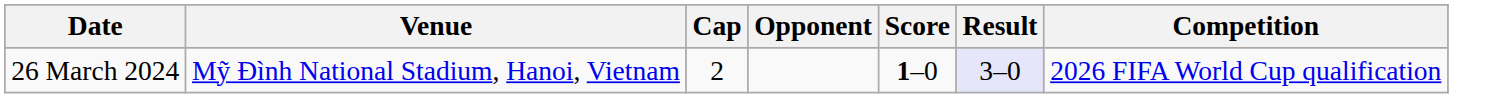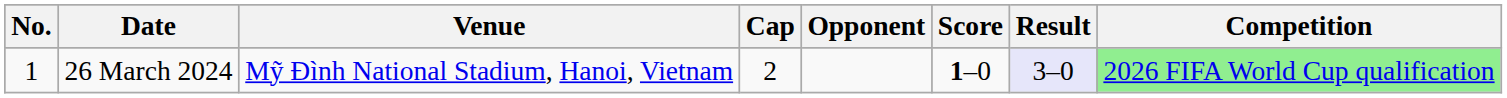+ column: (31, 26)
(1246, 69) no background -> (1299, 69) lightgreen background
